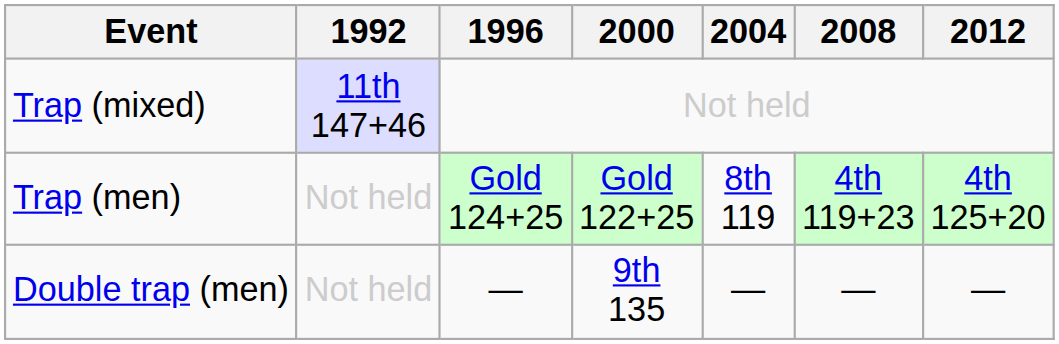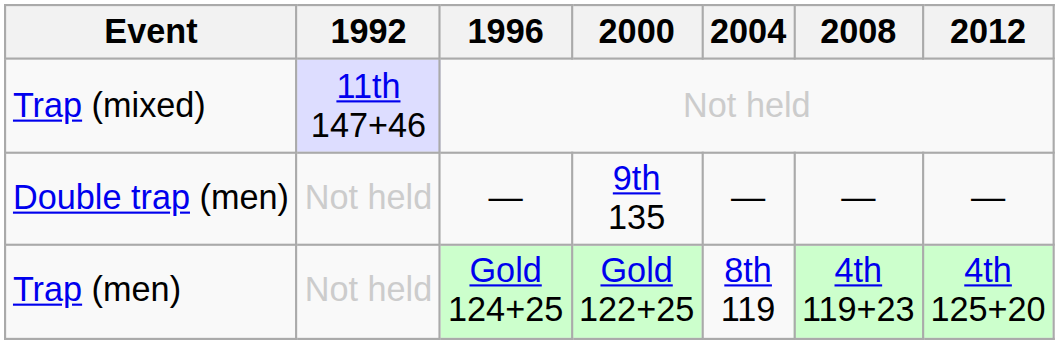rows swapped: (97, 198) <-> (151, 290)
